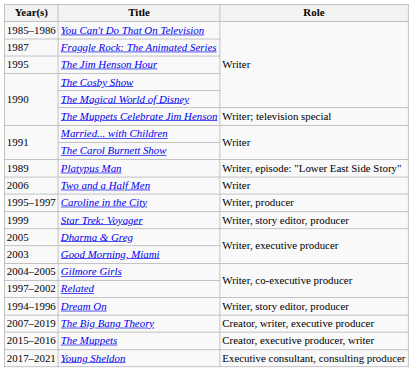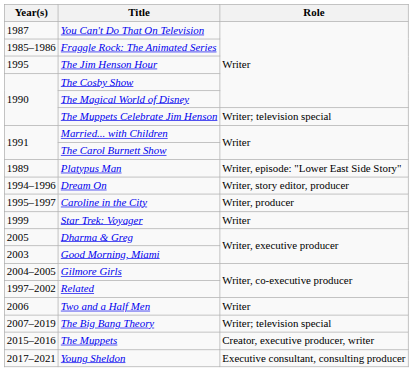(31, 30) 1985–1986 -> (18, 30) 1987
(18, 47) 1987 -> (31, 47) 1985–1986
rows swapped: (84, 306) <-> (105, 185)
(286, 220) Writer, story editor, producer -> (236, 220) Writer
(298, 323) Creator, writer, executive producer -> (277, 323) Writer; television special
